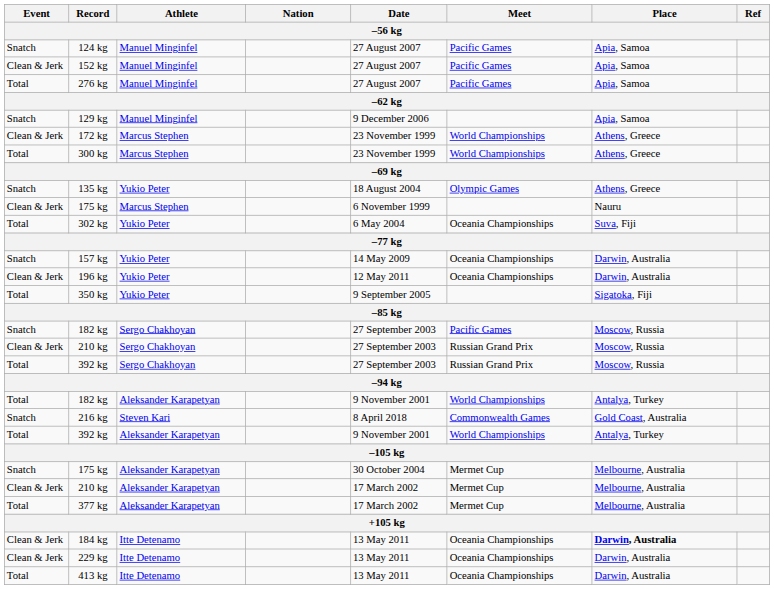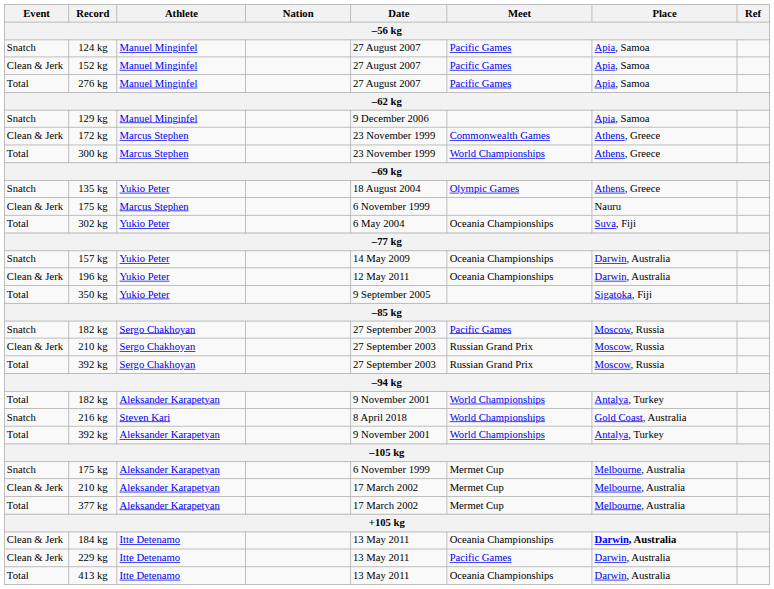(497, 136) World Championships -> (500, 136) Commonwealth Games
(500, 417) Commonwealth Games -> (497, 417) World Championships
(389, 470) 30 October 2004 -> (391, 470) 6 November 1999
(502, 558) Oceania Championships -> (481, 558) Pacific Games
